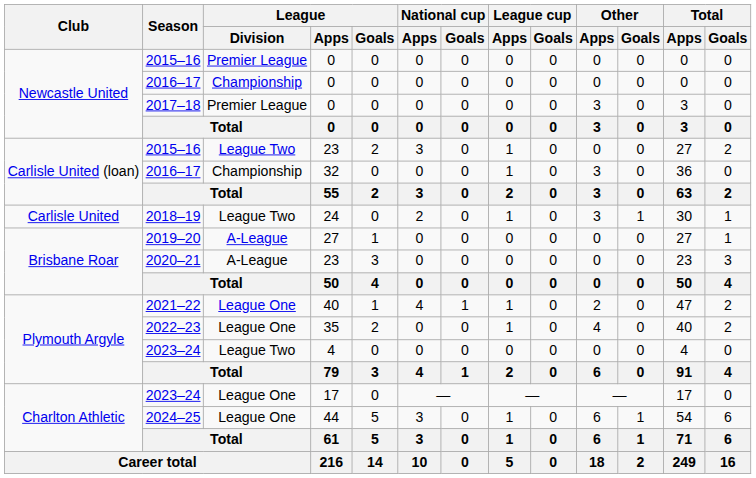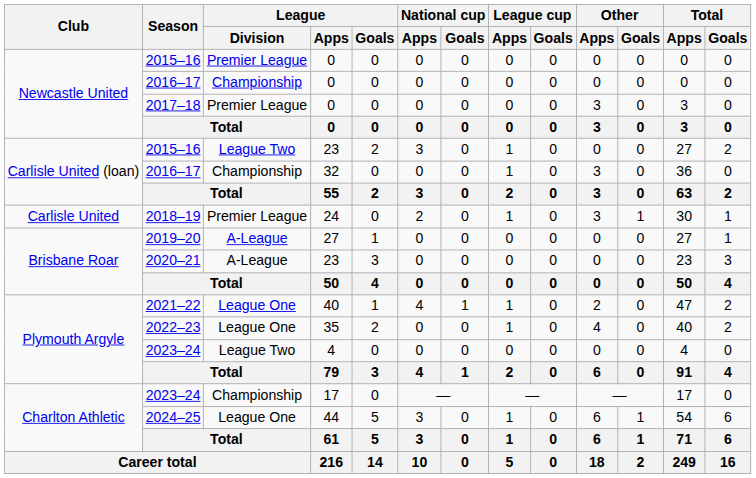(257, 216) League Two -> (257, 216) Premier League
(257, 395) League One -> (257, 395) Championship
